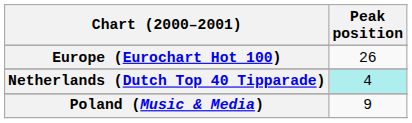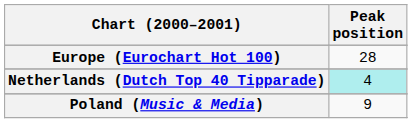(368, 57) 26 -> (368, 57) 28
